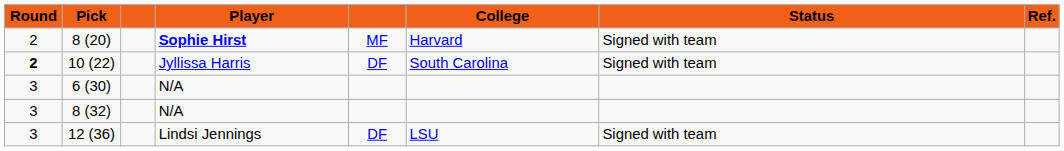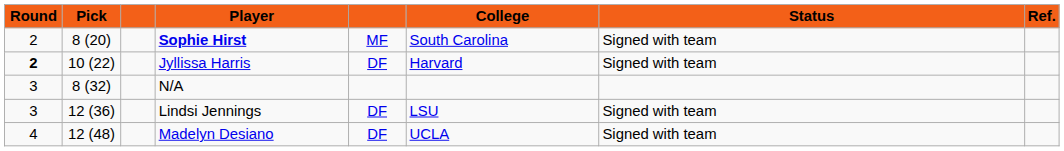(436, 39) Harvard -> (459, 39) South Carolina
(459, 63) South Carolina -> (436, 63) Harvard
- row: (91, 87)
+ row: (91, 134)
